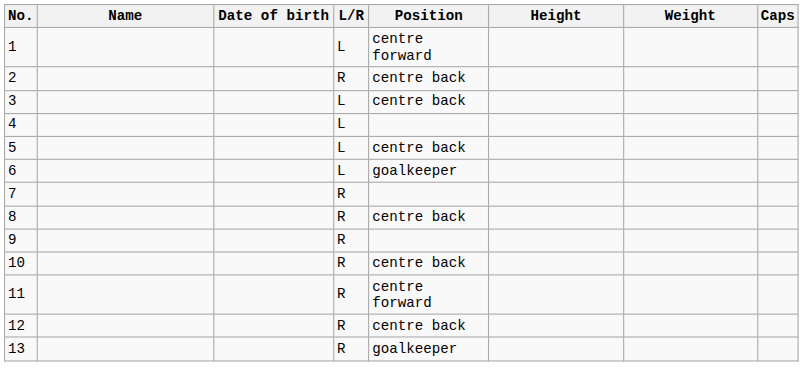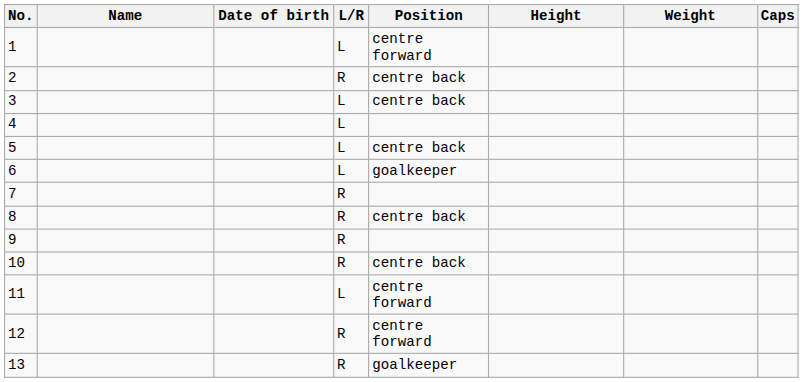(341, 295) R -> (341, 295) L
(419, 326) centre back -> (402, 334) centre forward
